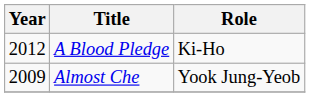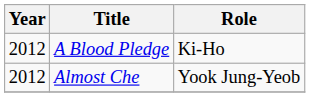(27, 77) 2009 -> (27, 77) 2012
